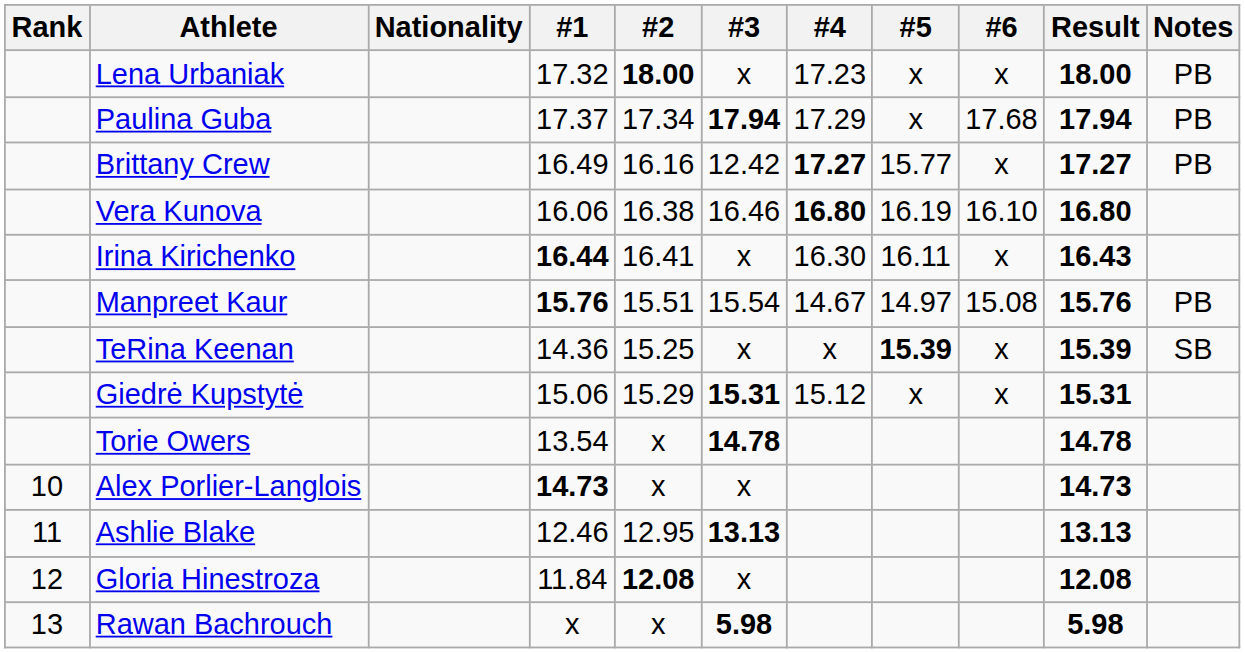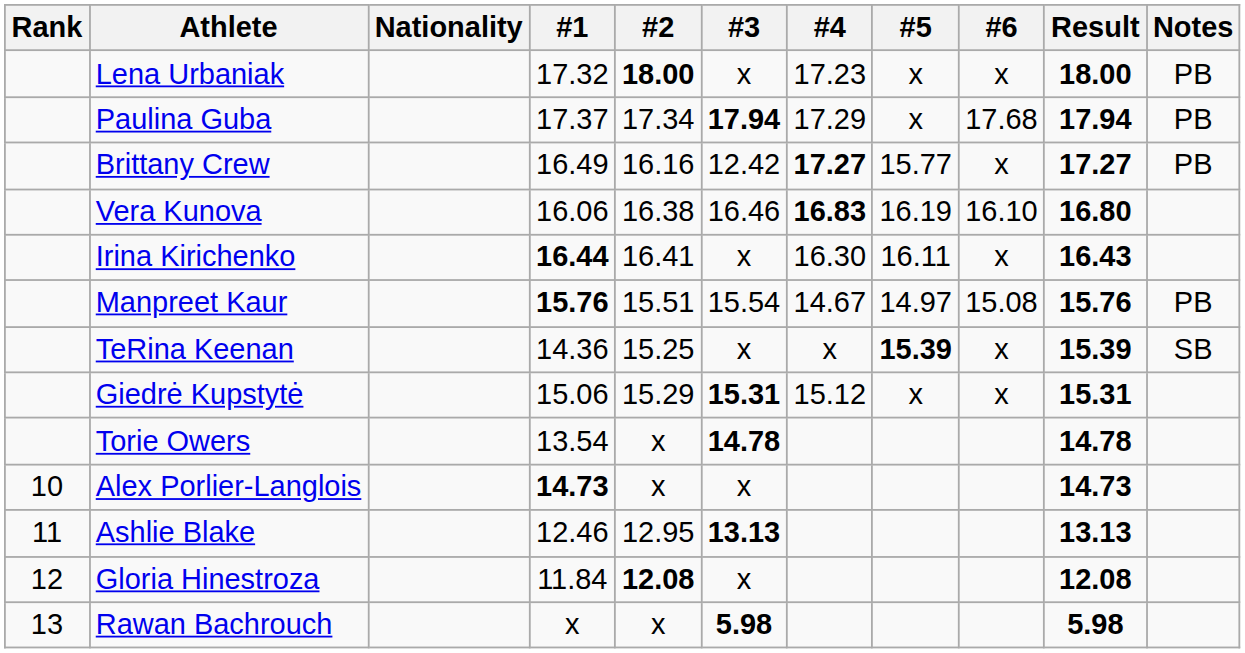(830, 211) 16.80 -> (830, 211) 16.83
